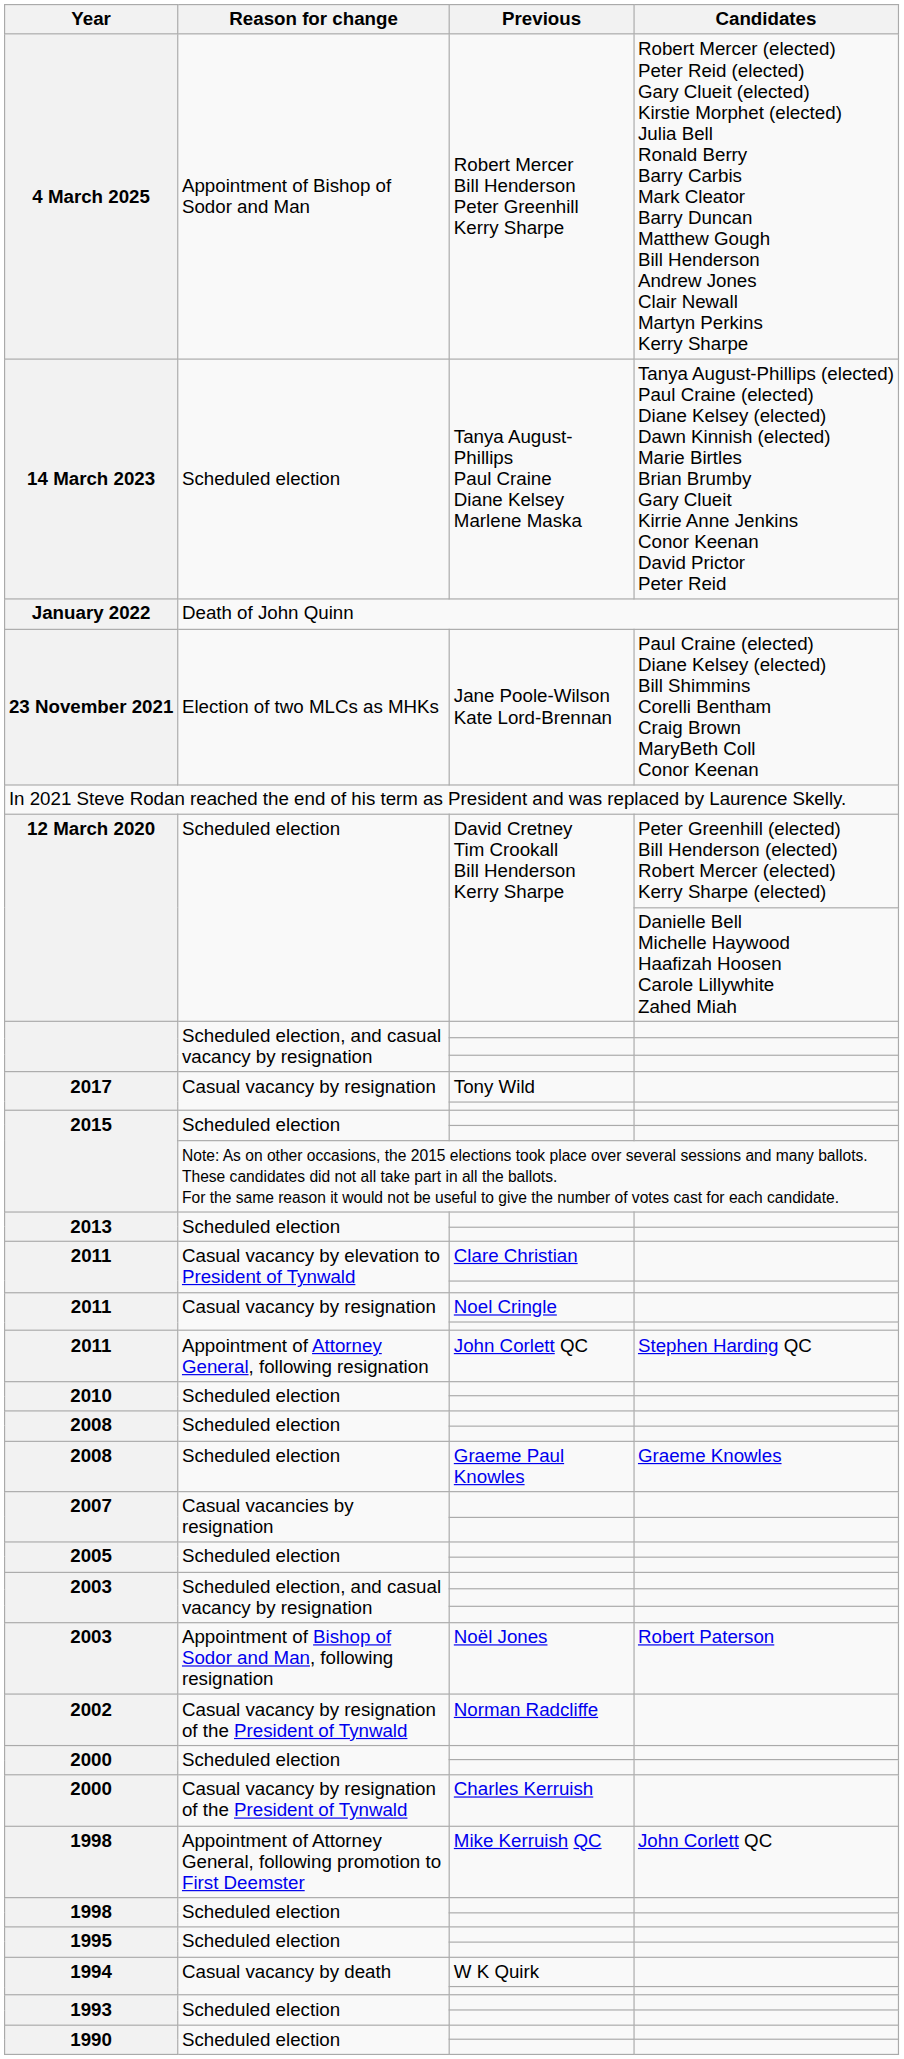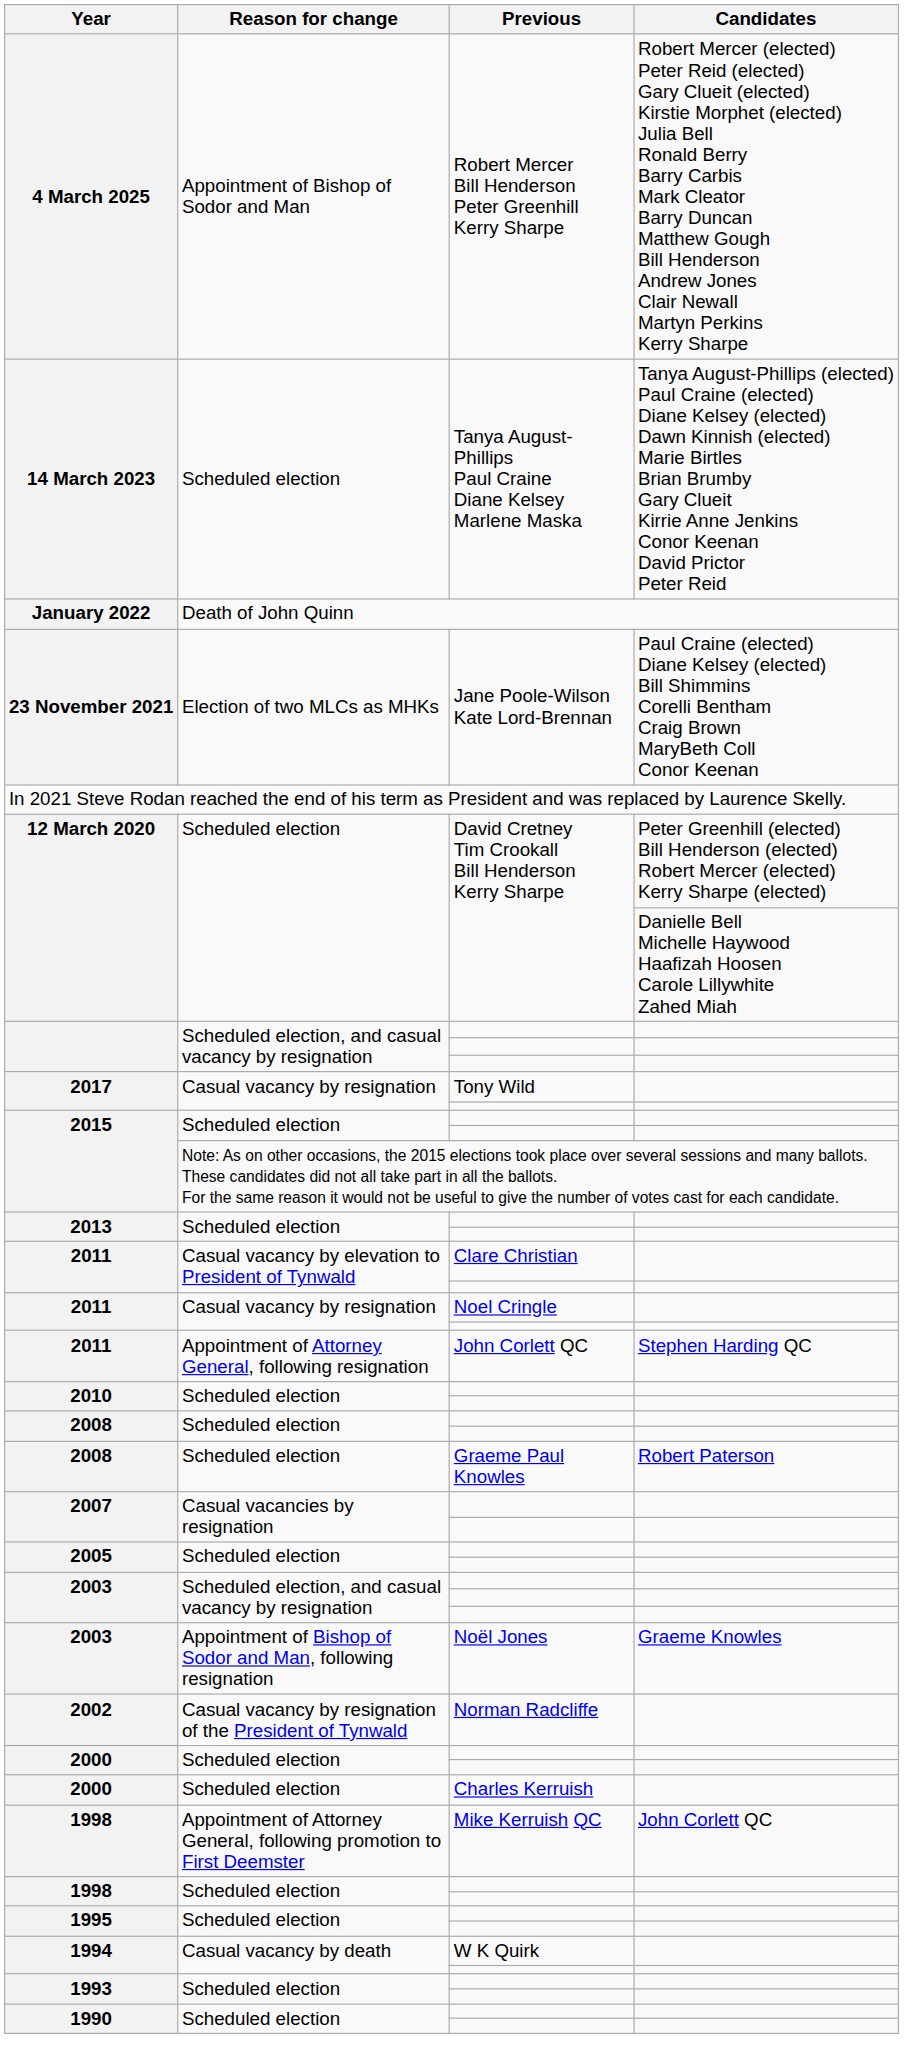(710, 1455) Graeme Knowles -> (706, 1455) Robert Paterson
(706, 1637) Robert Paterson -> (710, 1637) Graeme Knowles
(309, 1800) Casual vacancy by resignation of the President of Tynwald -> (261, 1789) Scheduled election
